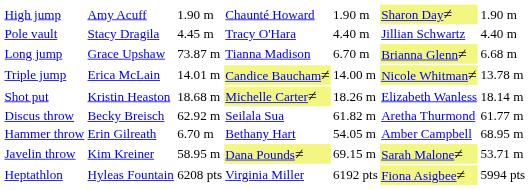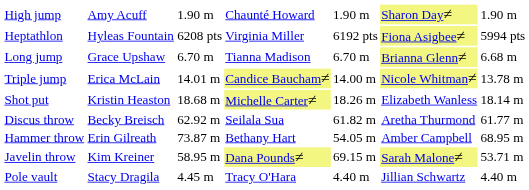rows swapped: (31, 34) <-> (34, 175)
(199, 53) 73.87 m -> (195, 57) 6.70 m
(195, 134) 6.70 m -> (199, 137) 73.87 m
